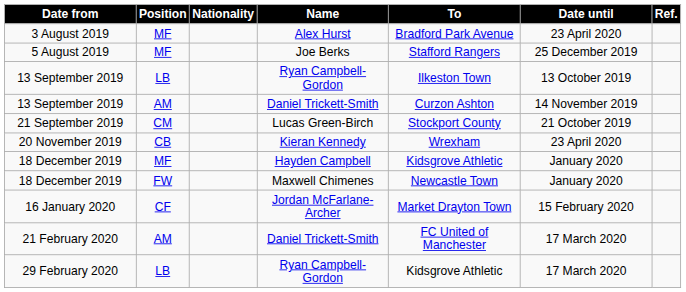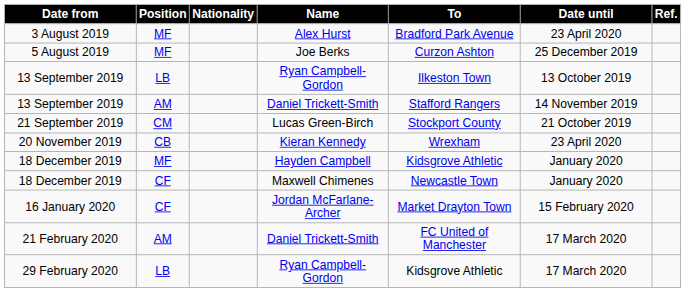(454, 53) Stafford Rangers -> (454, 53) Curzon Ashton
(454, 104) Curzon Ashton -> (454, 104) Stafford Rangers
(163, 181) FW -> (163, 181) CF
